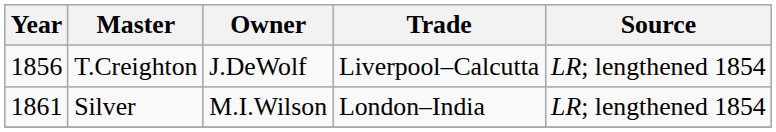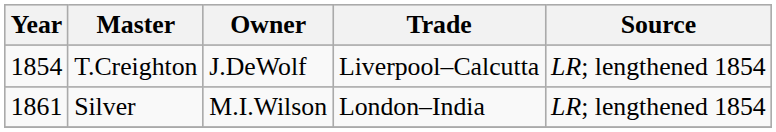(37, 65) 1856 -> (37, 65) 1854
